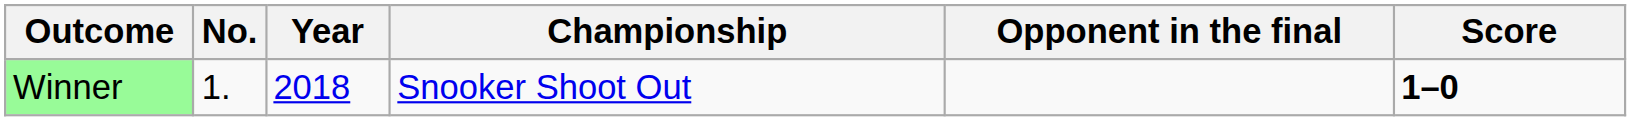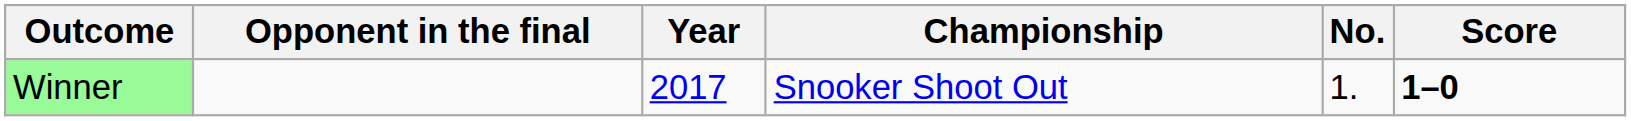columns swapped: (230, 31) <-> (1169, 31)
(312, 86) 2018 -> (688, 86) 2017
